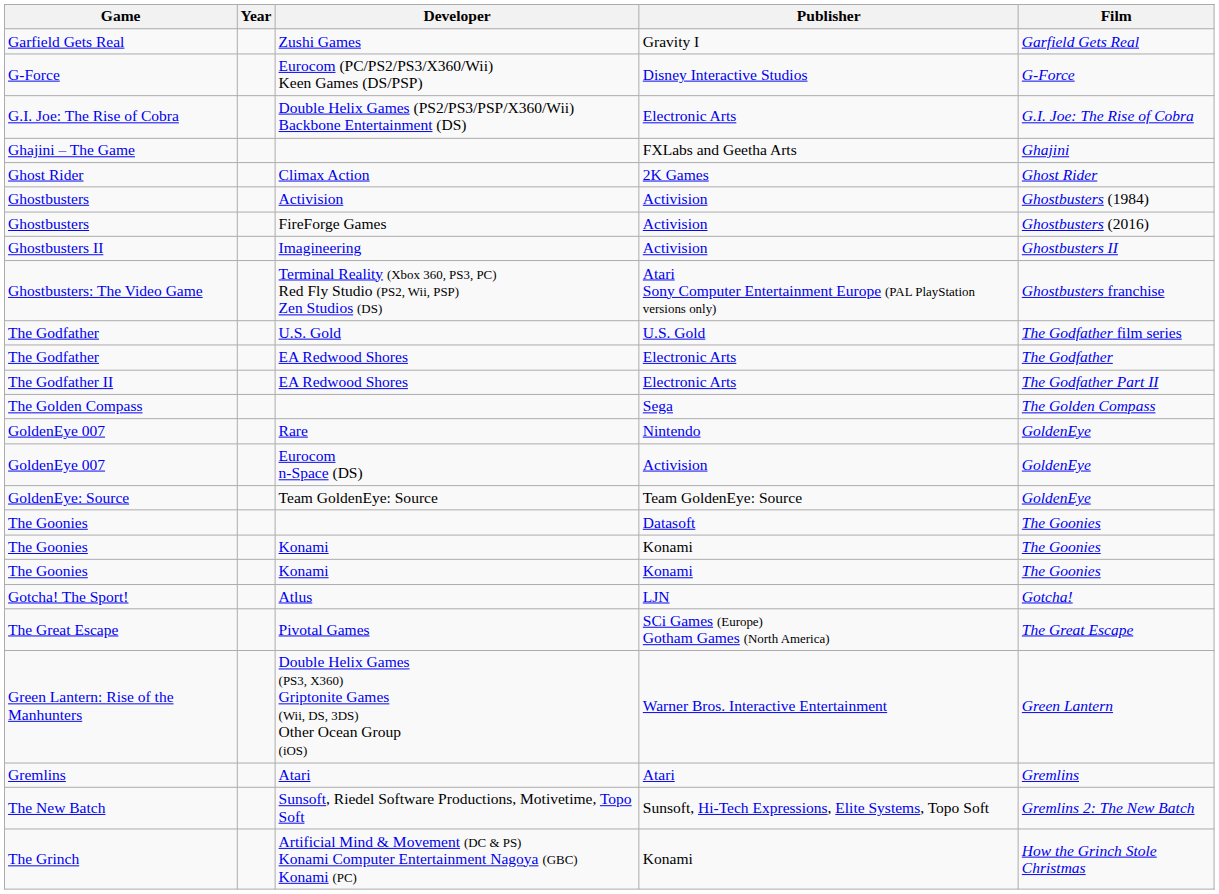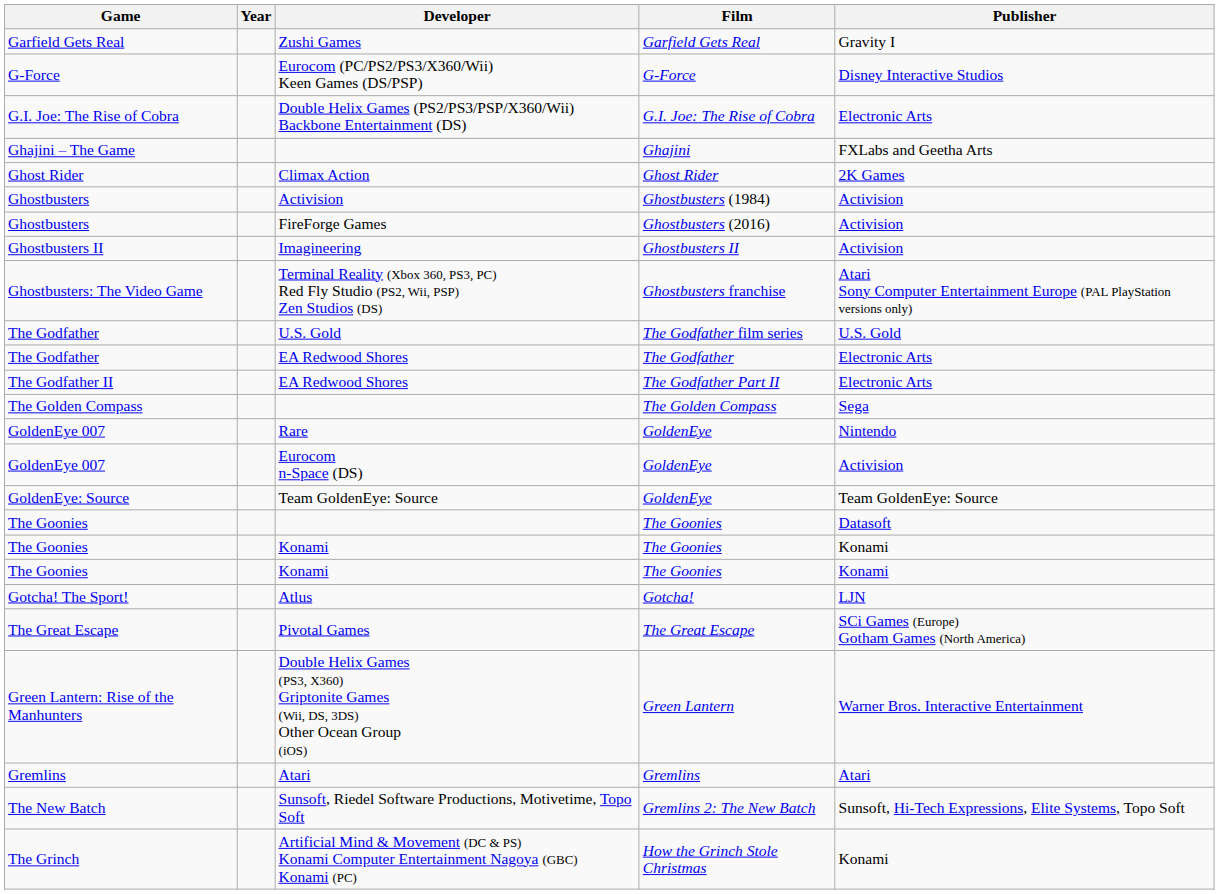columns swapped: (829, 16) <-> (1116, 16)
